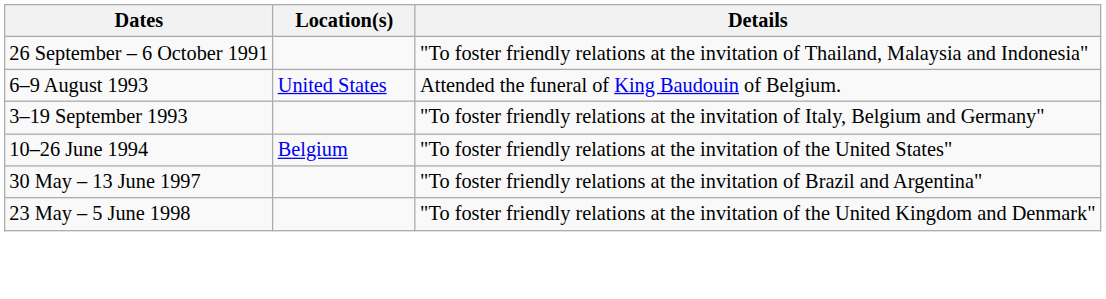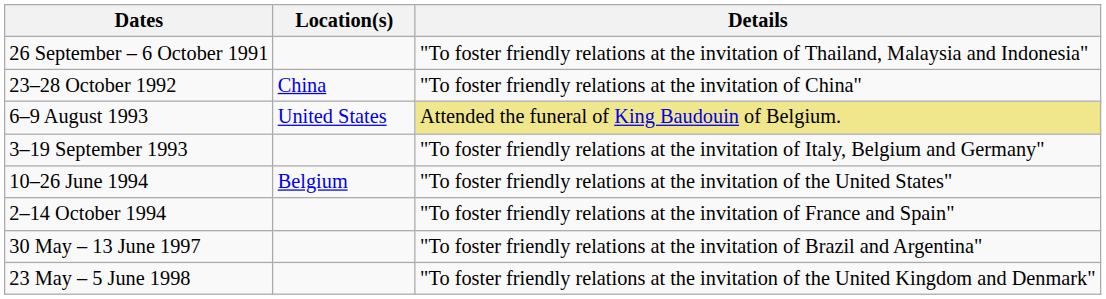+ row: (93, 85)
(631, 85) no background -> (631, 117) khaki background
+ row: (88, 213)
